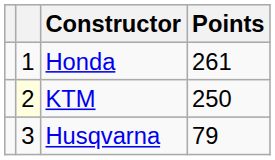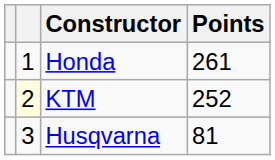(212, 99) 250 -> (212, 99) 252
(205, 136) 79 -> (205, 136) 81
